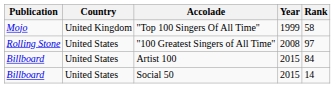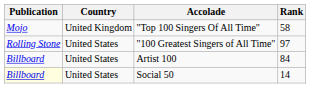- column: (290, 12)
(25, 75) no background -> (25, 75) lightyellow background
